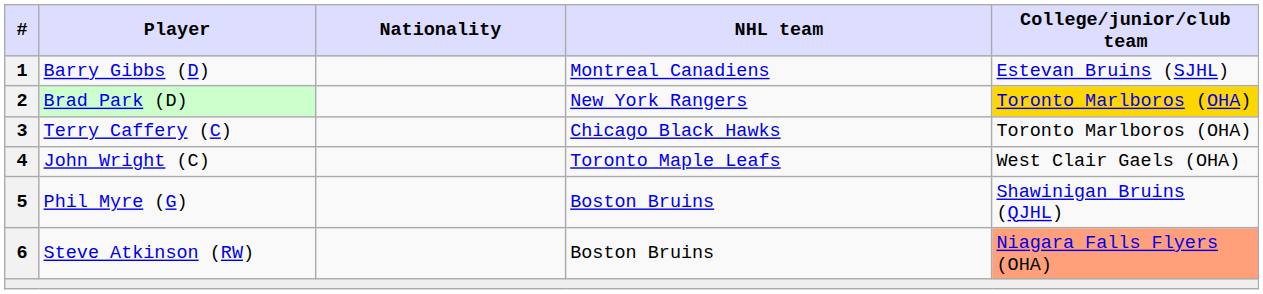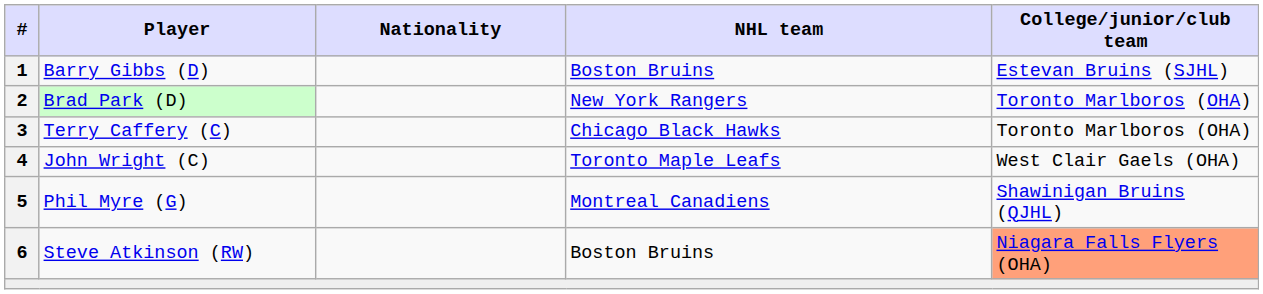(670, 71) Montreal Canadiens -> (642, 71) Boston Bruins
(1124, 101) gold background -> (1124, 101) no background
(642, 202) Boston Bruins -> (670, 202) Montreal Canadiens
